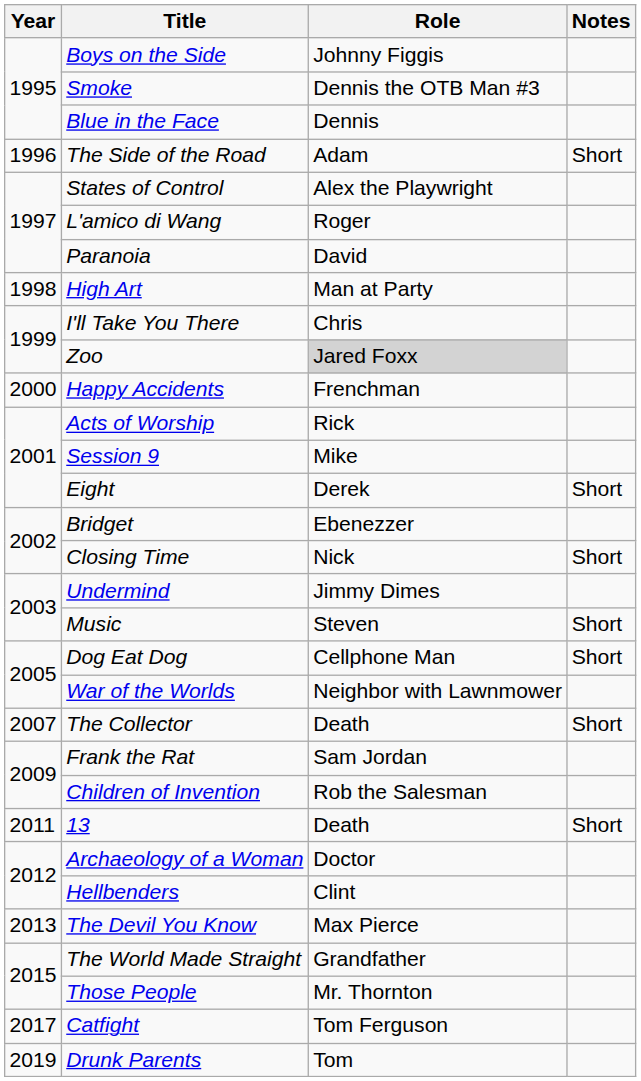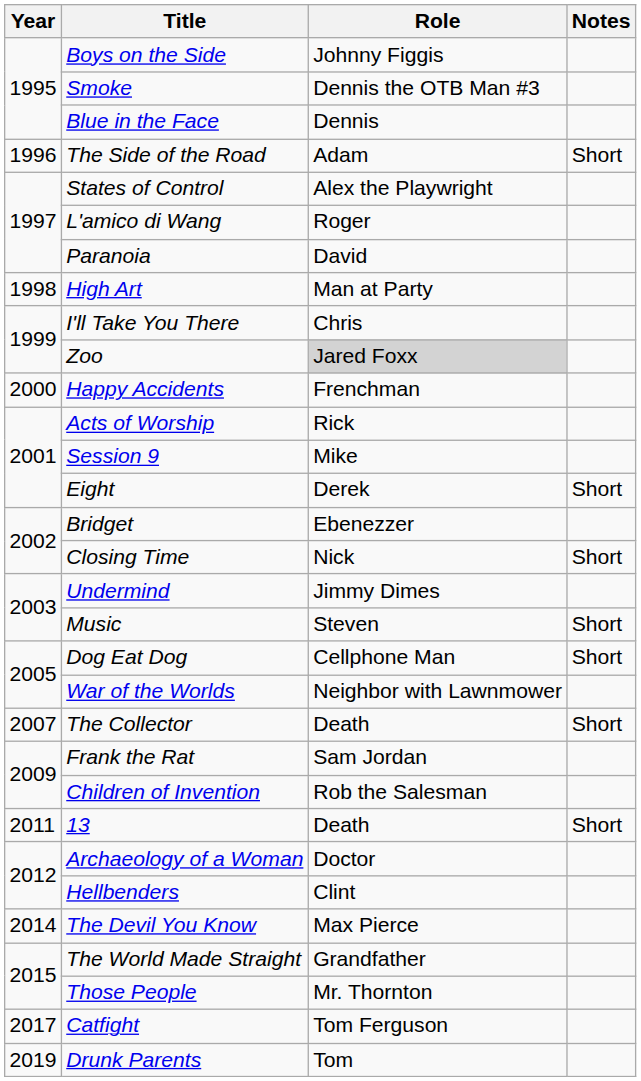(33, 925) 2013 -> (33, 925) 2014
